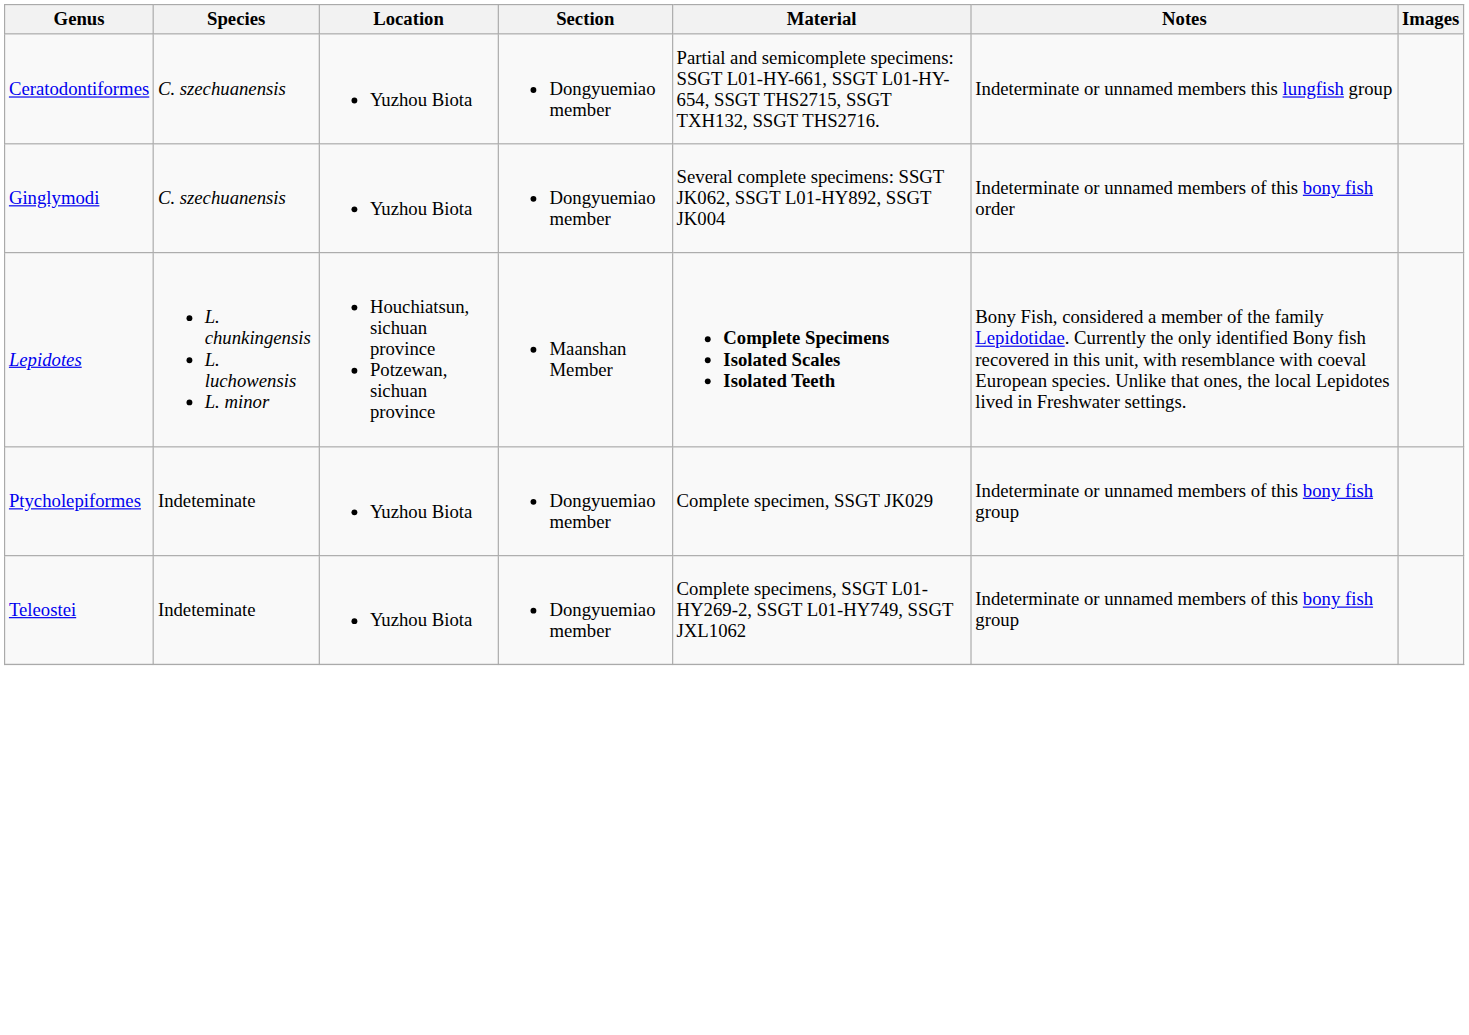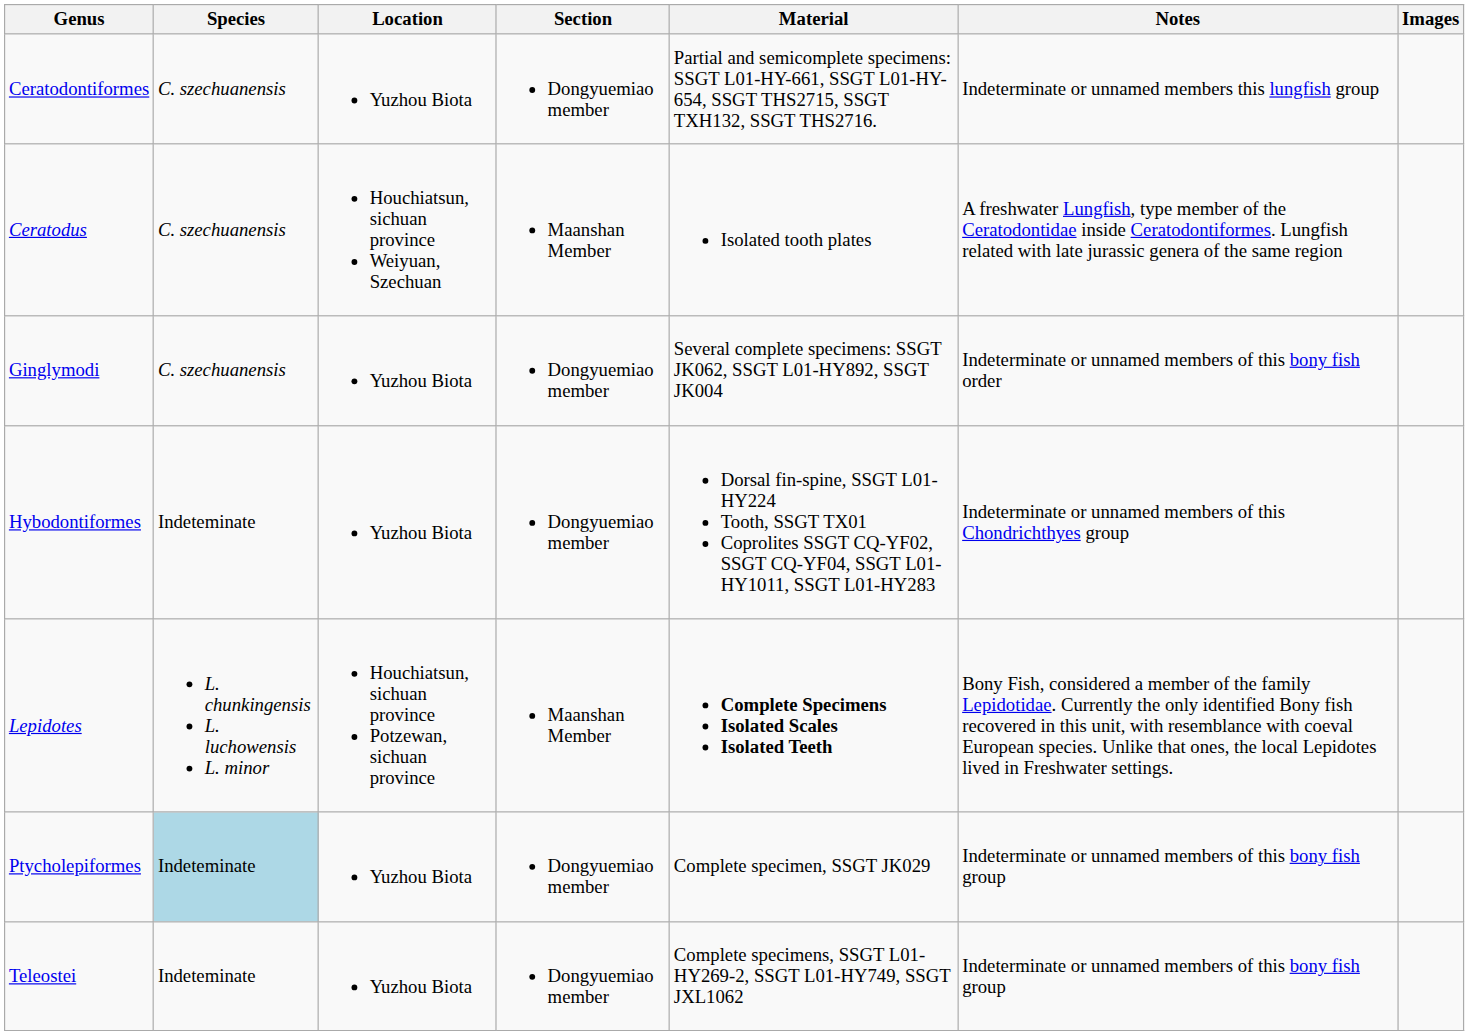+ row: (48, 229)
+ row: (75, 521)
(207, 500) no background -> (207, 866) lightblue background
